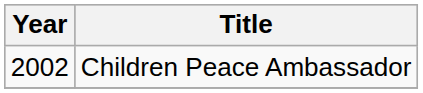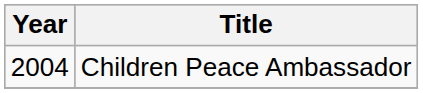(40, 66) 2002 -> (40, 66) 2004
